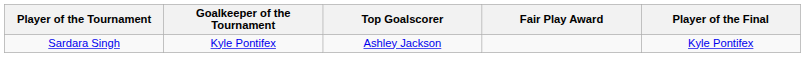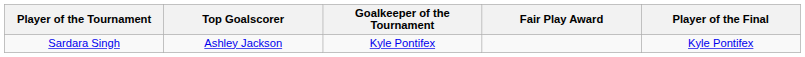columns swapped: (402, 19) <-> (243, 19)
